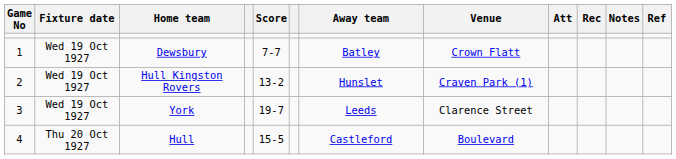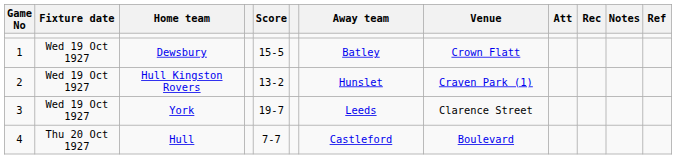(271, 53) 7-7 -> (271, 53) 15-5
(271, 140) 15-5 -> (271, 140) 7-7
